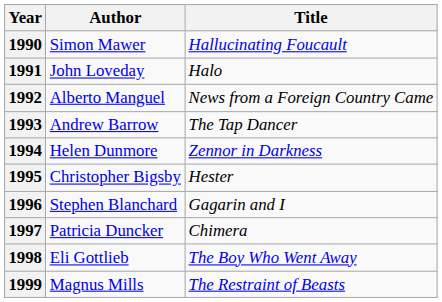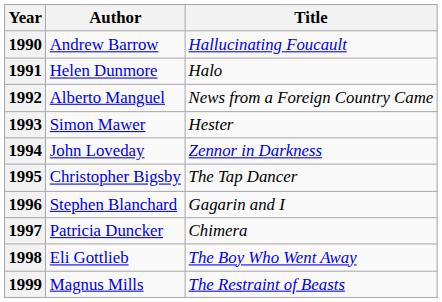(98, 44) Simon Mawer -> (104, 44) Andrew Barrow
(97, 71) John Loveday -> (104, 71) Helen Dunmore
(104, 124) Andrew Barrow -> (98, 124) Simon Mawer
(243, 124) The Tap Dancer -> (211, 124) Hester
(104, 151) Helen Dunmore -> (97, 151) John Loveday
(211, 177) Hester -> (243, 177) The Tap Dancer
